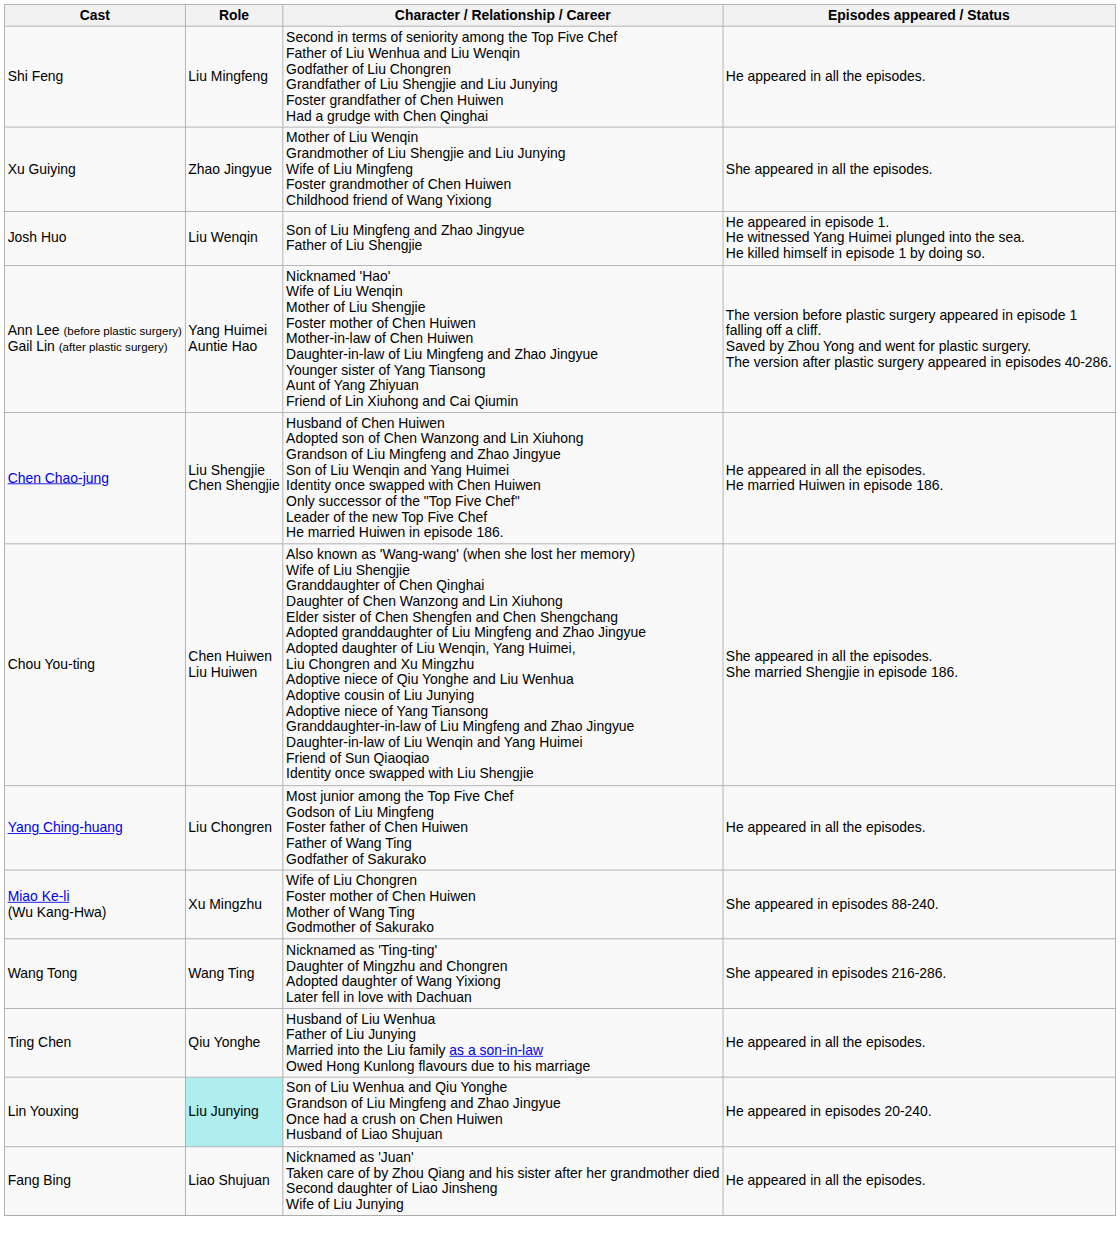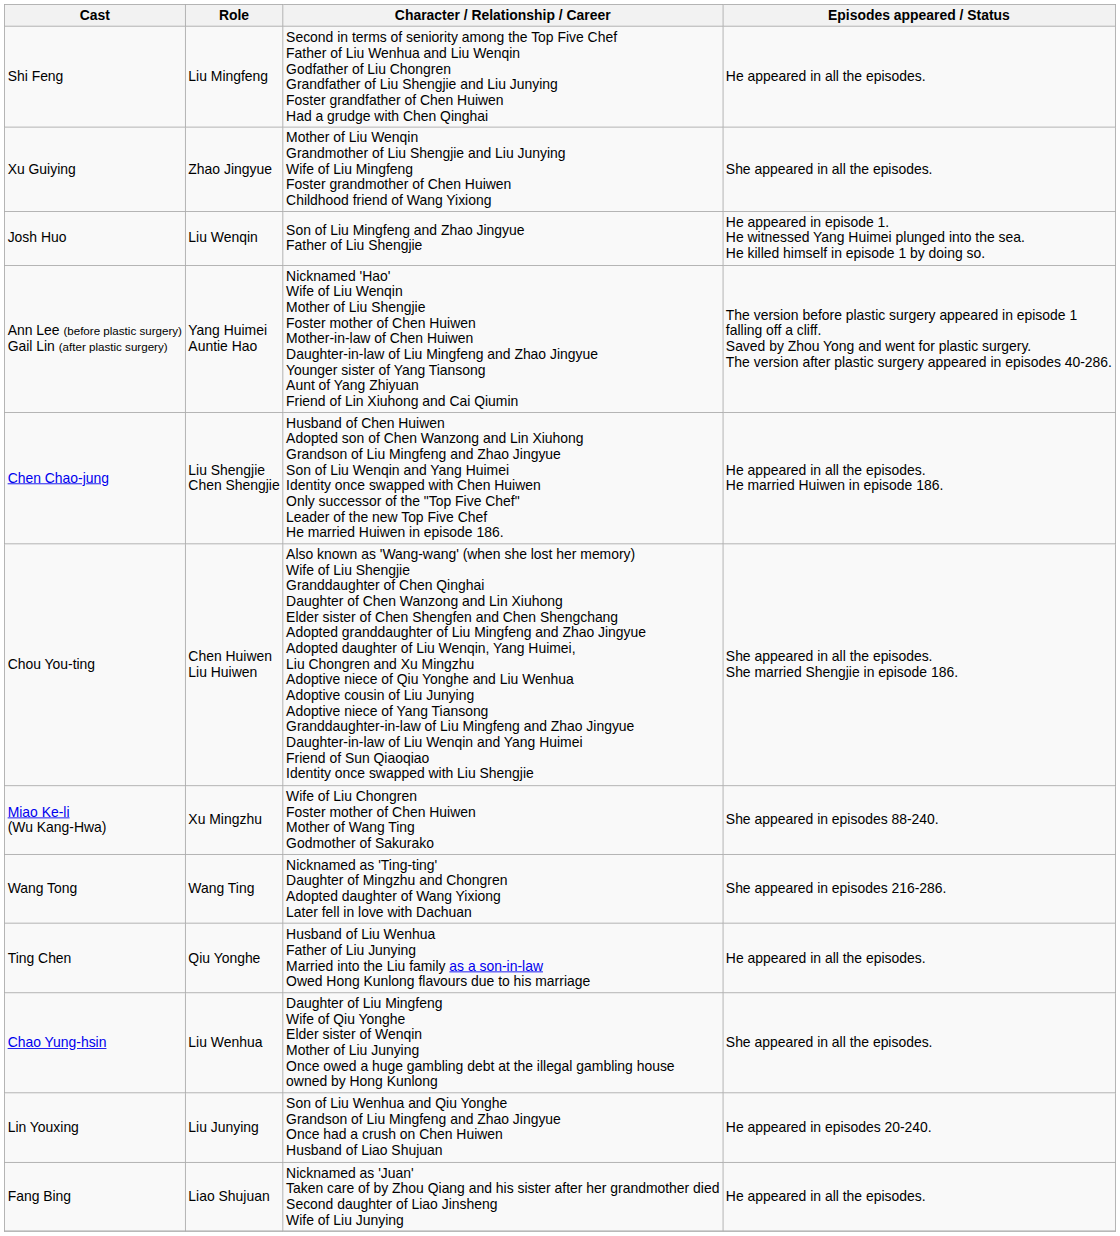- row: (65, 827)
+ row: (57, 1042)
(224, 1111) paleturquoise background -> (224, 1127) no background
